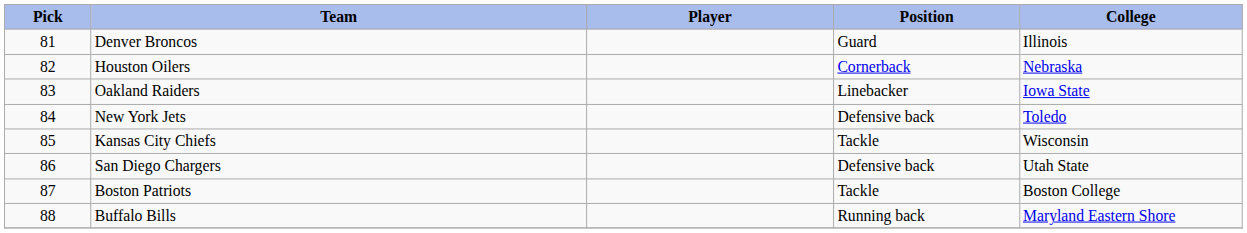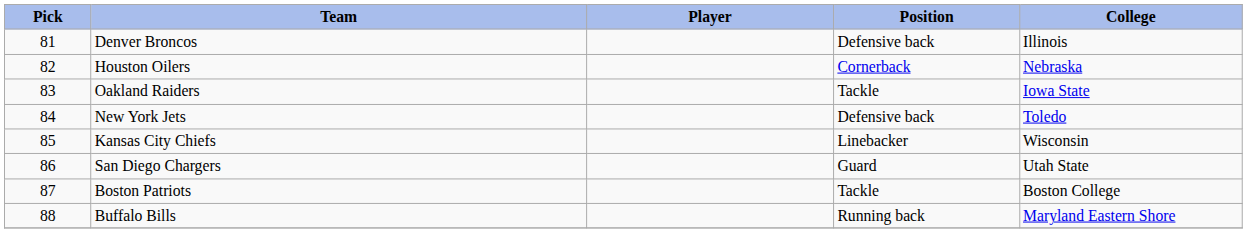(857, 41) Guard -> (886, 41) Defensive back
(873, 91) Linebacker -> (858, 91) Tackle
(858, 141) Tackle -> (873, 141) Linebacker
(886, 166) Defensive back -> (857, 166) Guard
